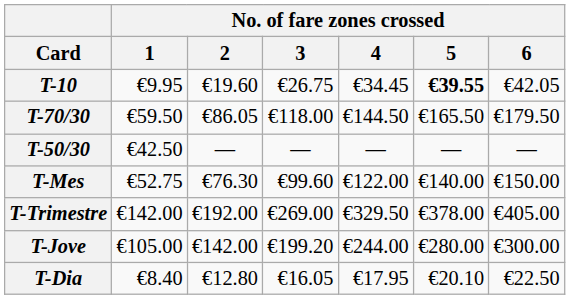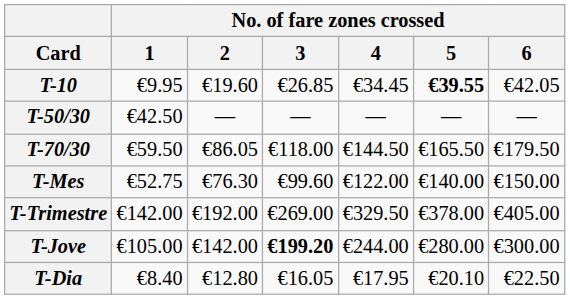(305, 85) €26.75 -> (305, 85) €26.85
rows swapped: (58, 149) <-> (58, 117)
(300, 246) normal -> (300, 246) bold
